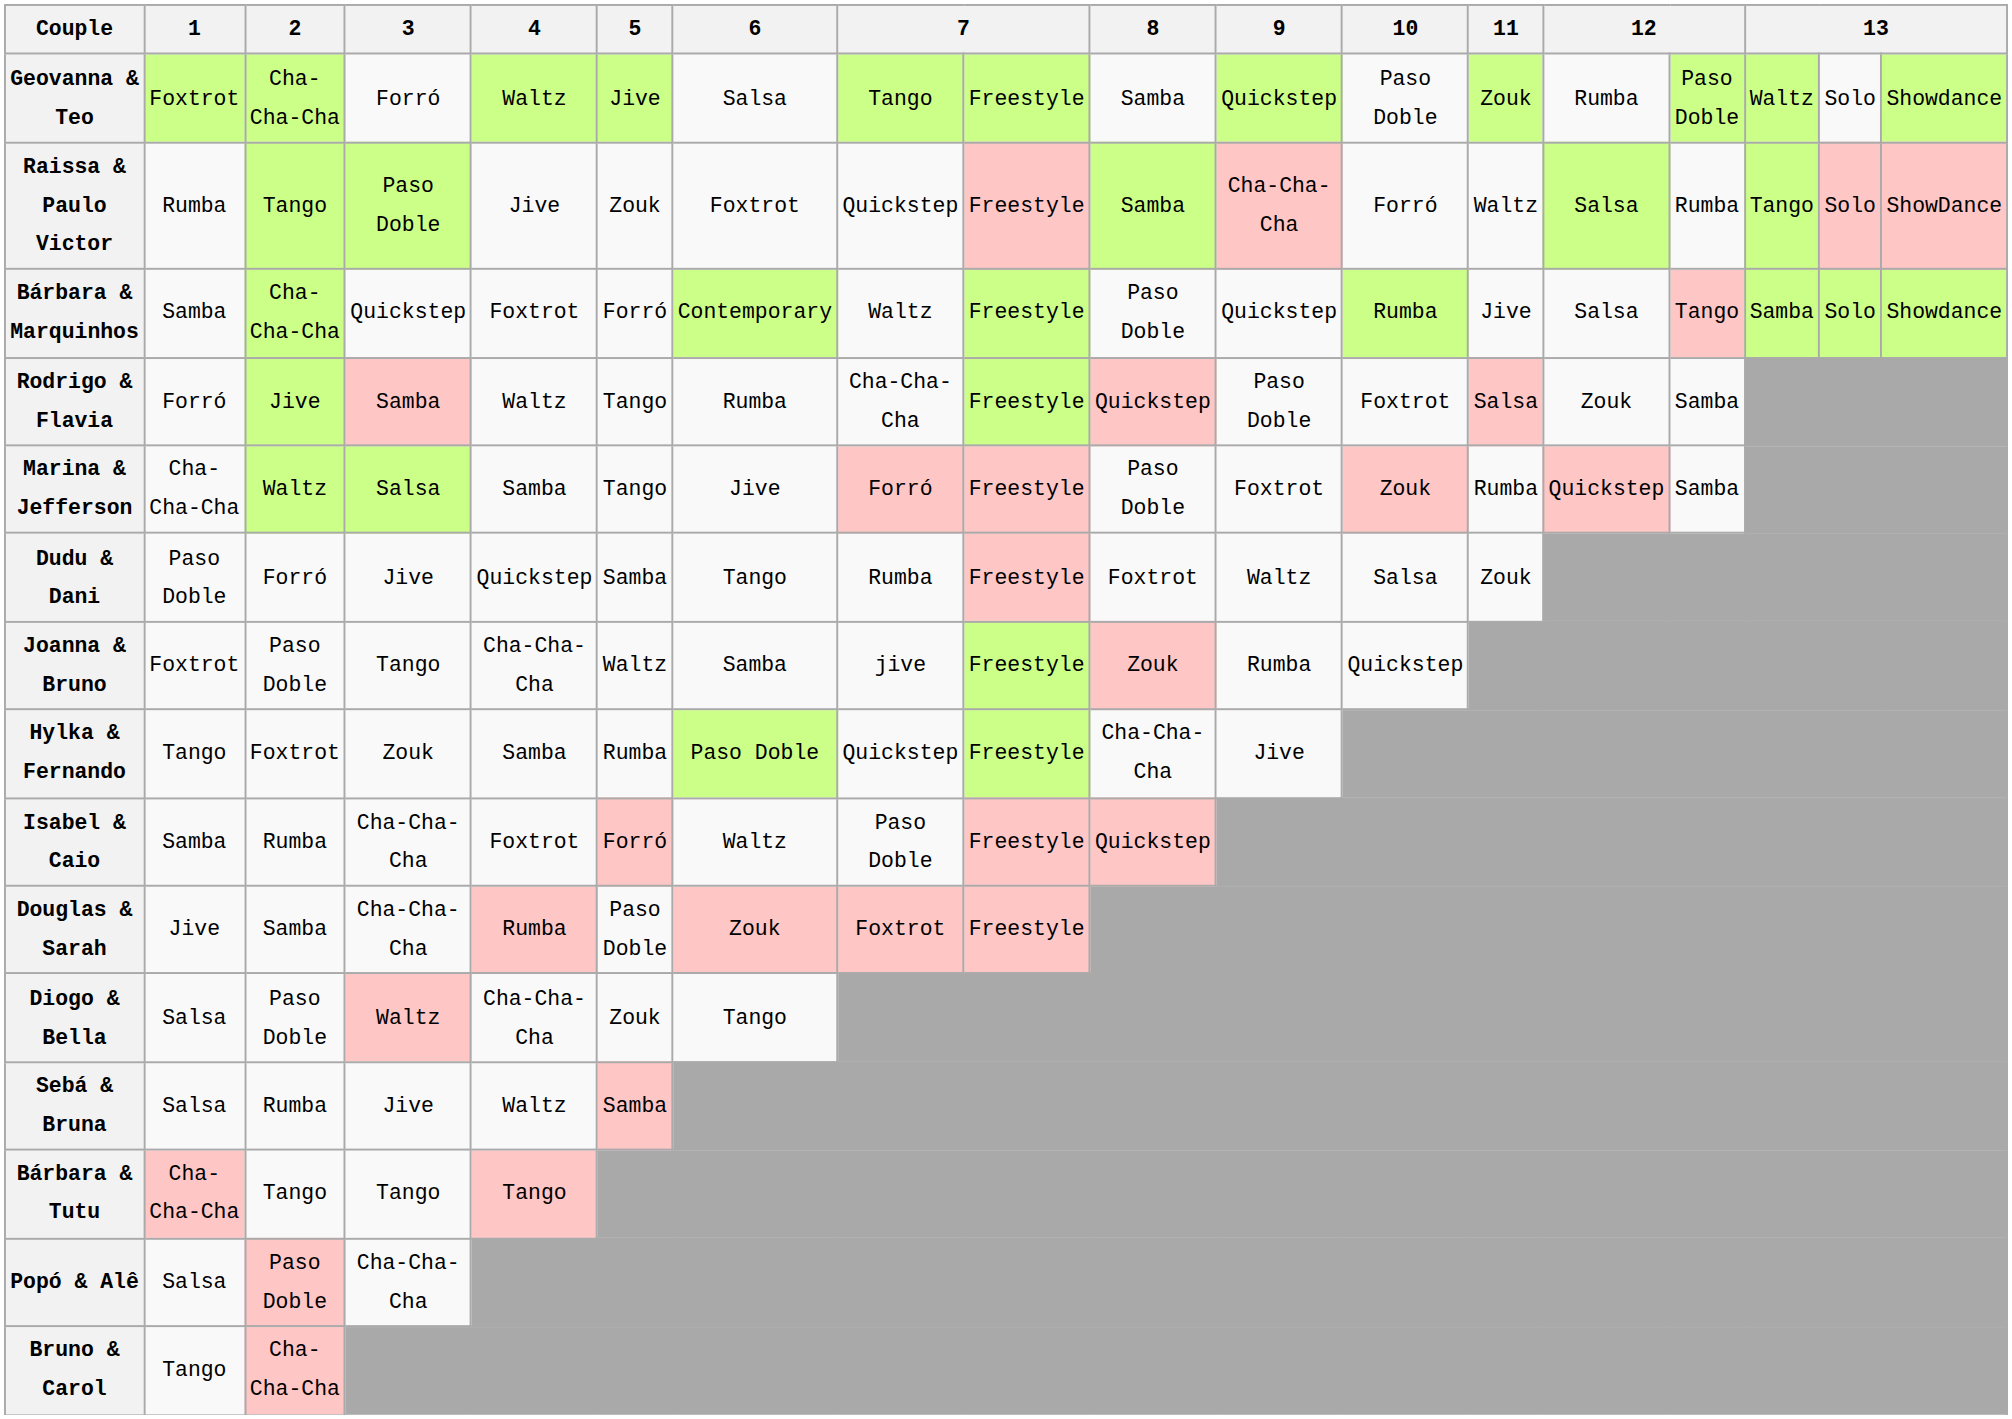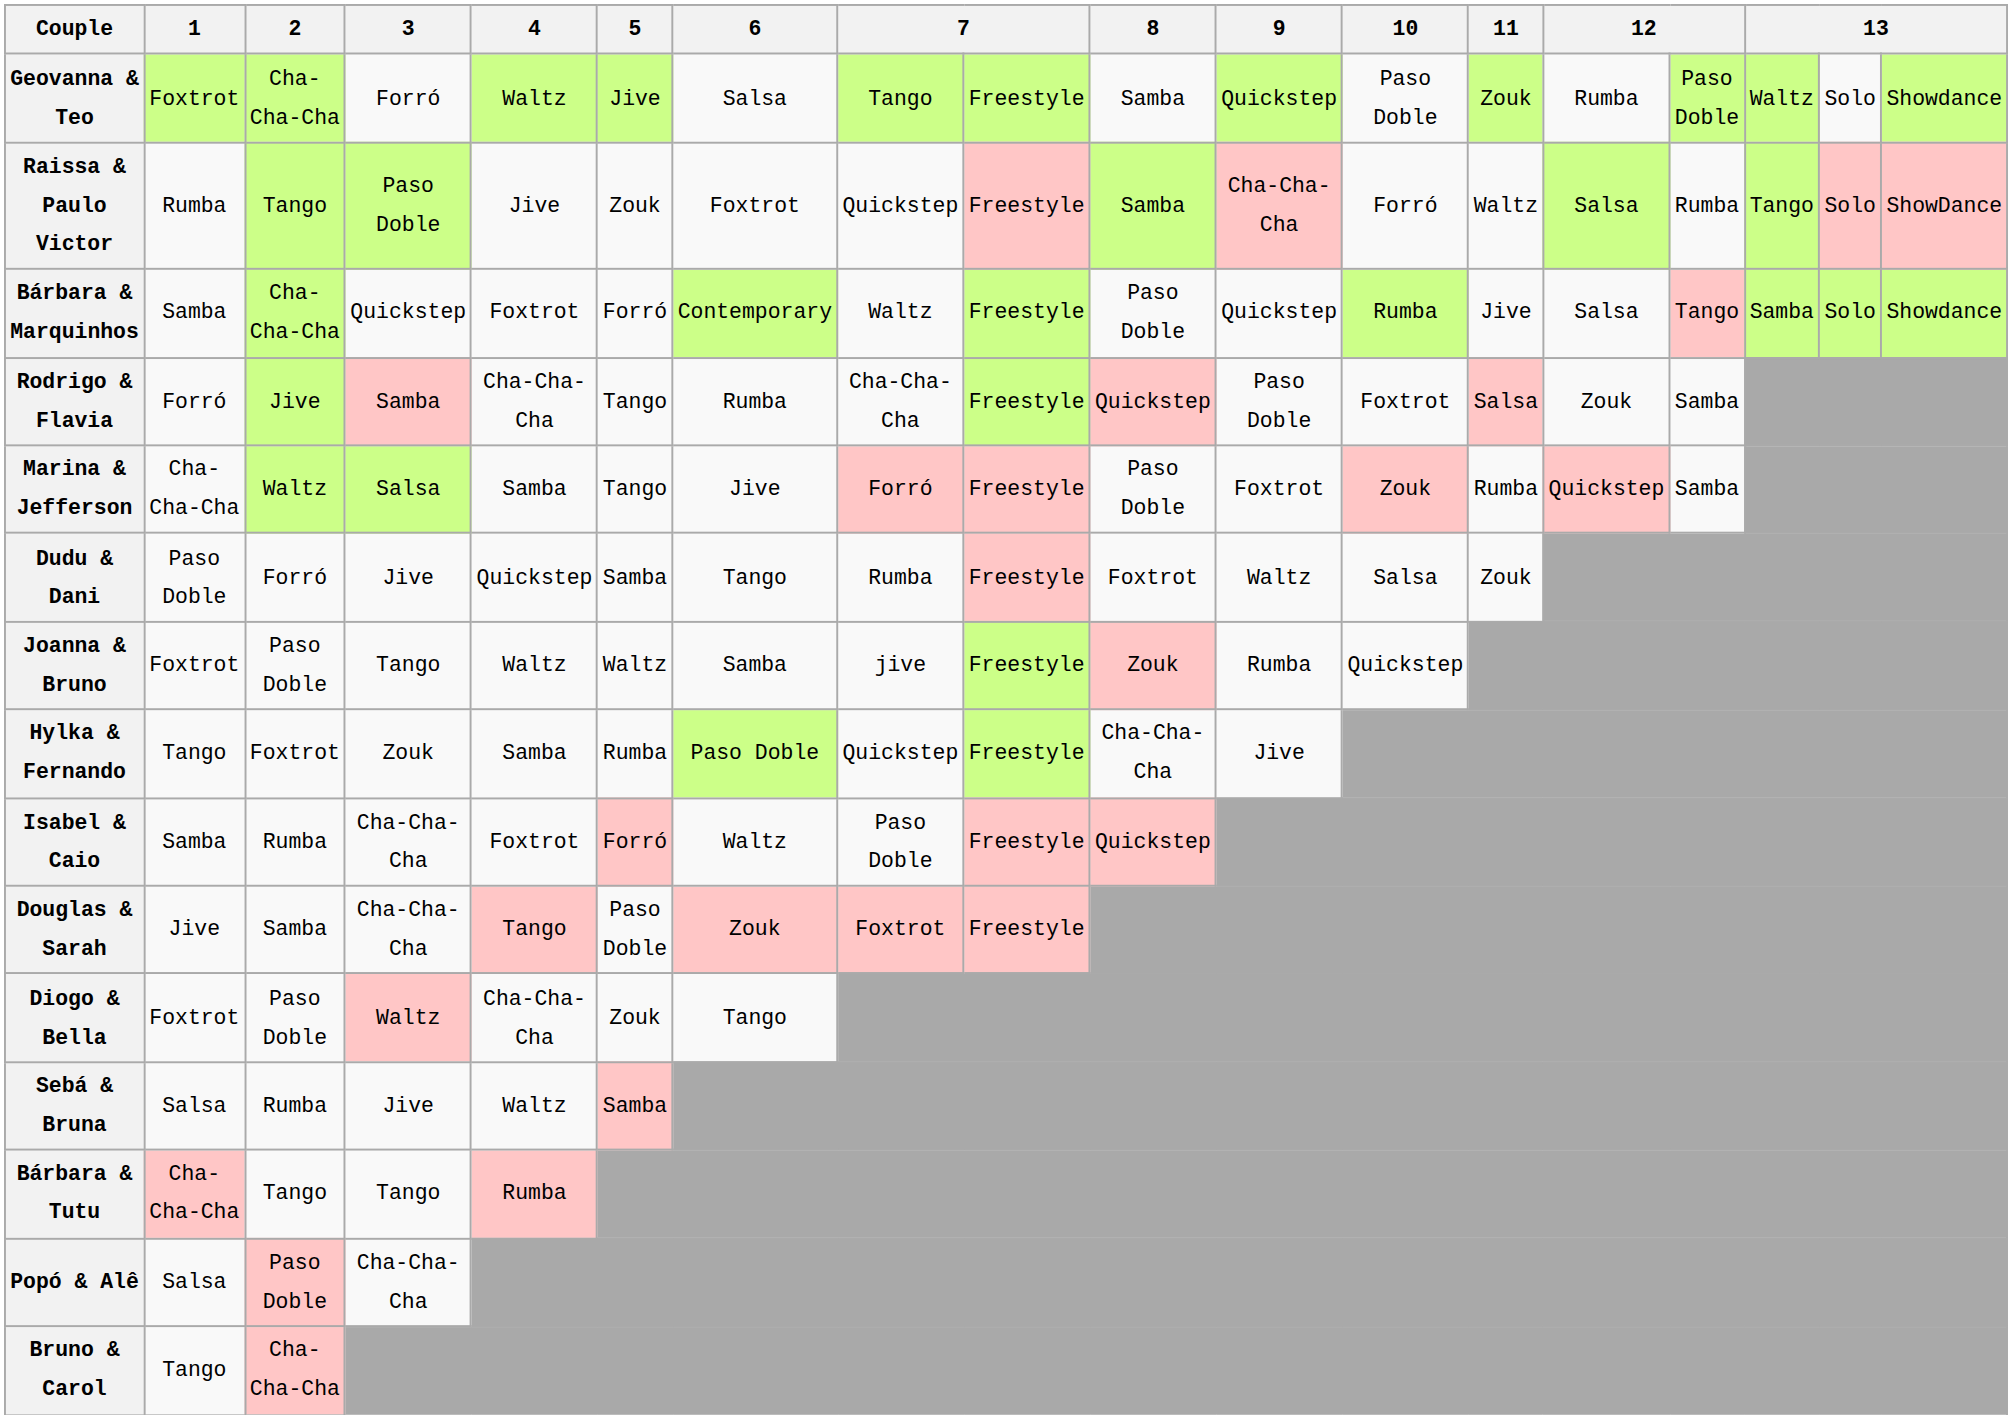(534, 401) Waltz -> (534, 401) Cha-Cha-Cha
(534, 666) Cha-Cha-Cha -> (534, 666) Waltz
(534, 930) Rumba -> (534, 930) Tango
(194, 1018) Salsa -> (194, 1018) Foxtrot
(534, 1194) Tango -> (534, 1194) Rumba
